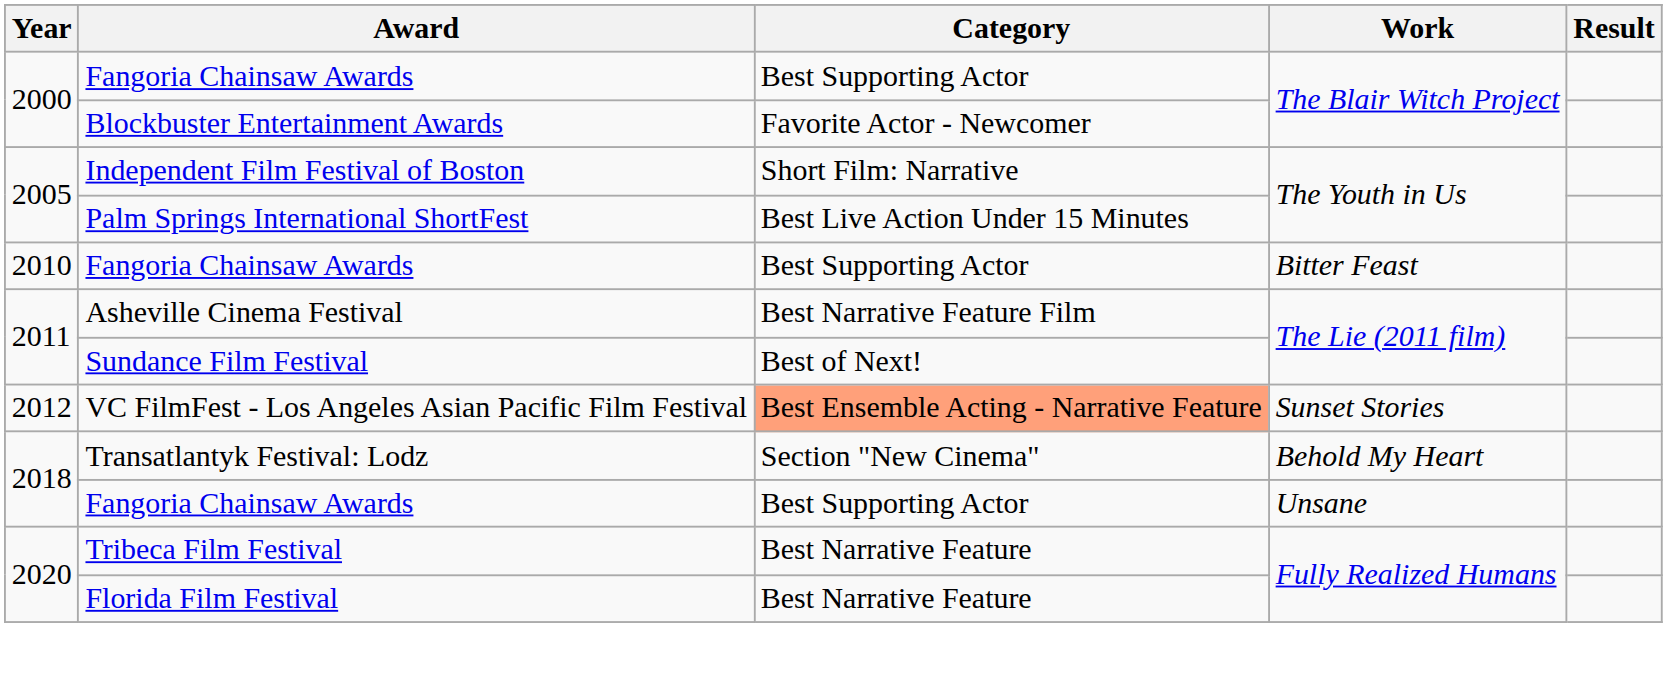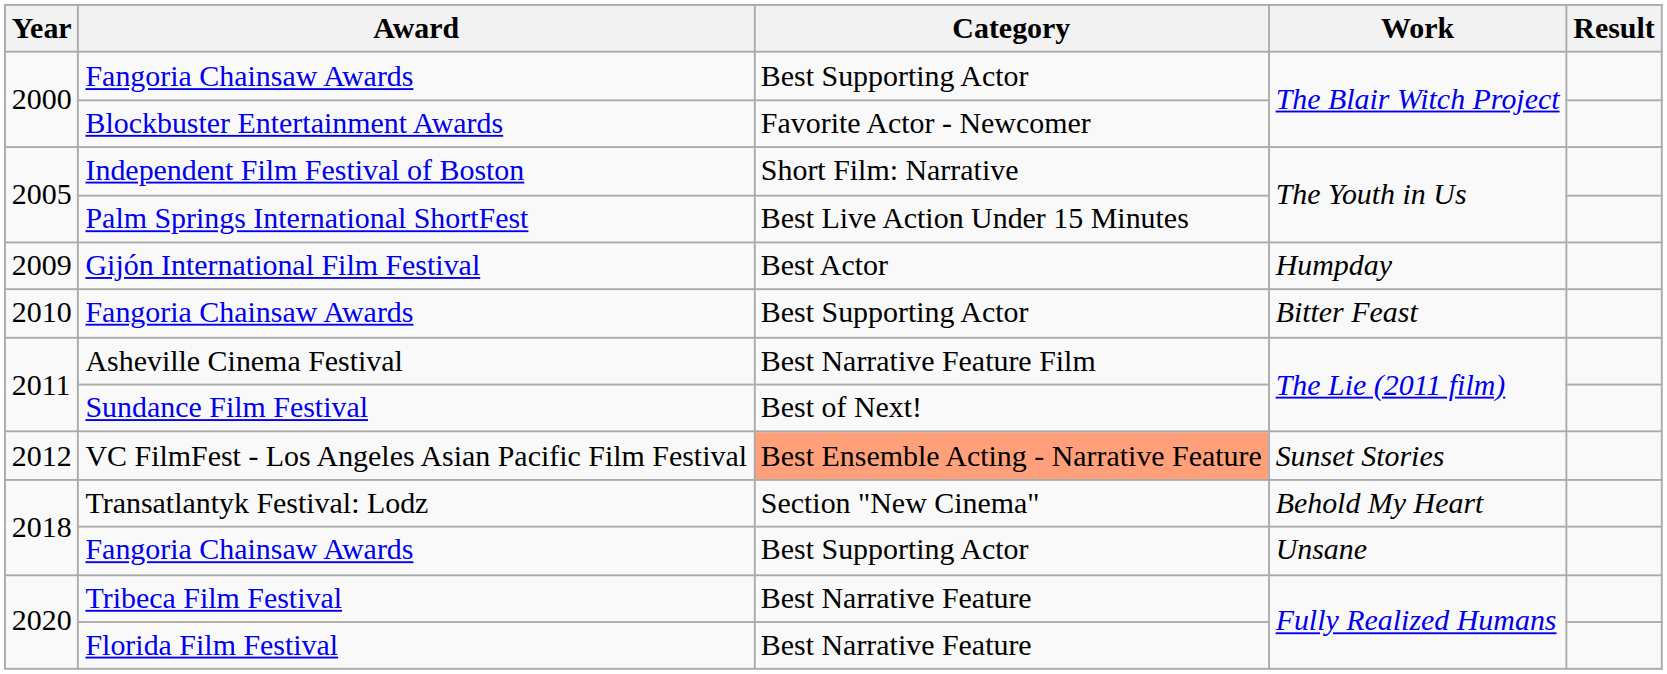+ row: (283, 265)
